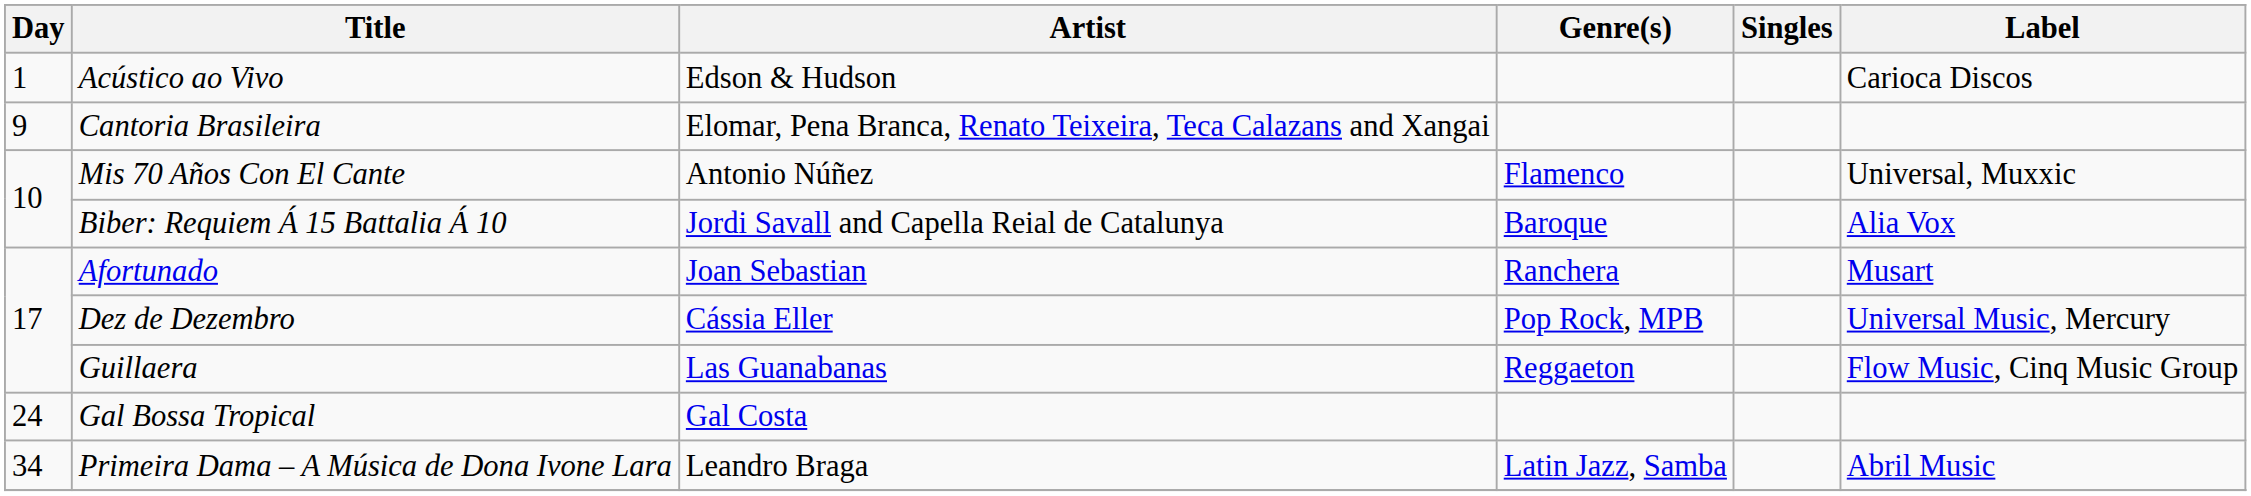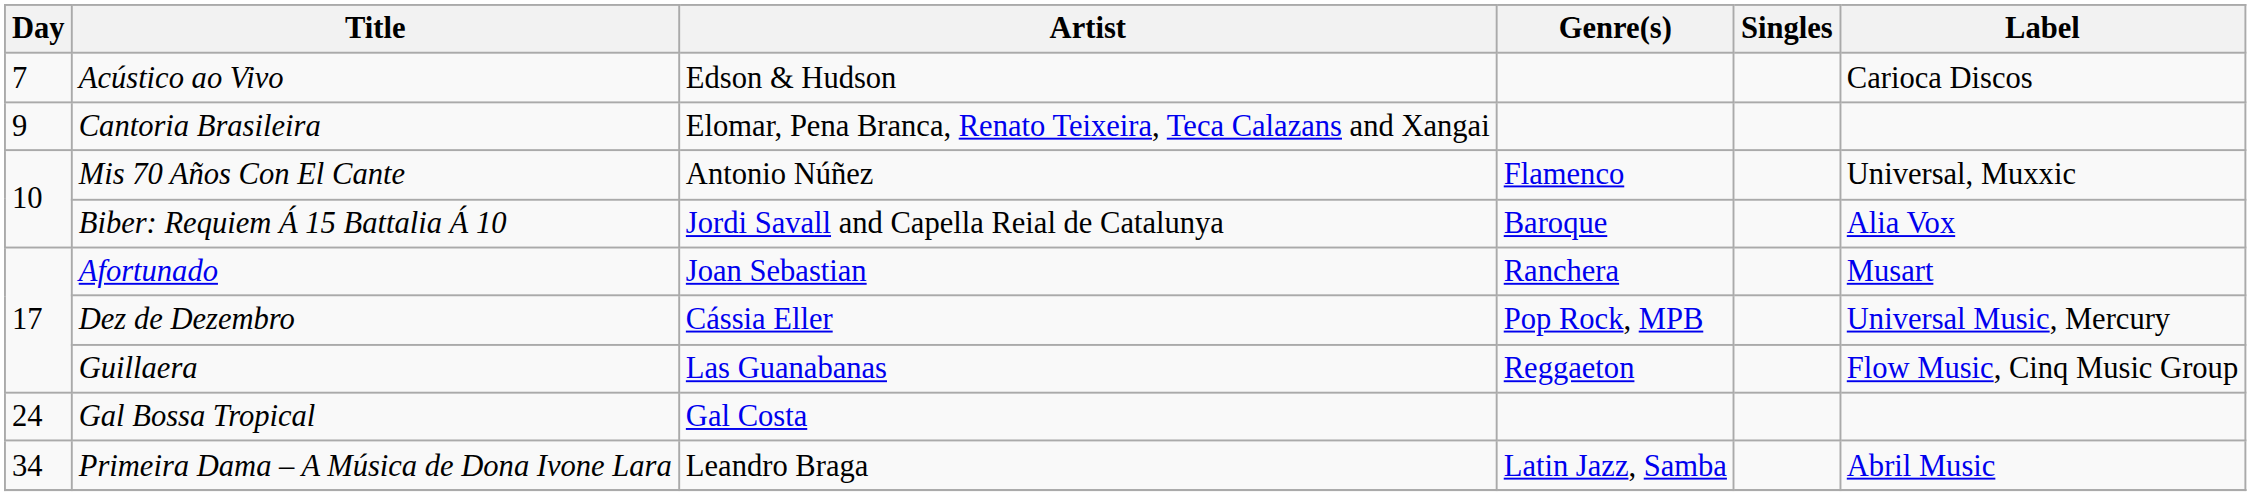(20, 77) 1 -> (20, 77) 7
